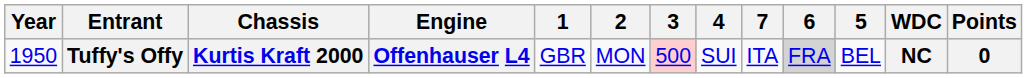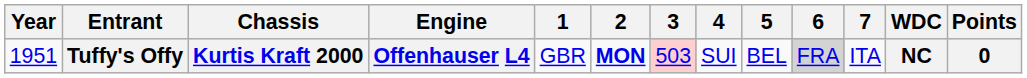columns swapped: (861, 22) <-> (762, 22)
(33, 56) 1950 -> (33, 56) 1951
(621, 56) normal -> (621, 56) bold
(673, 56) 500 -> (673, 56) 503
